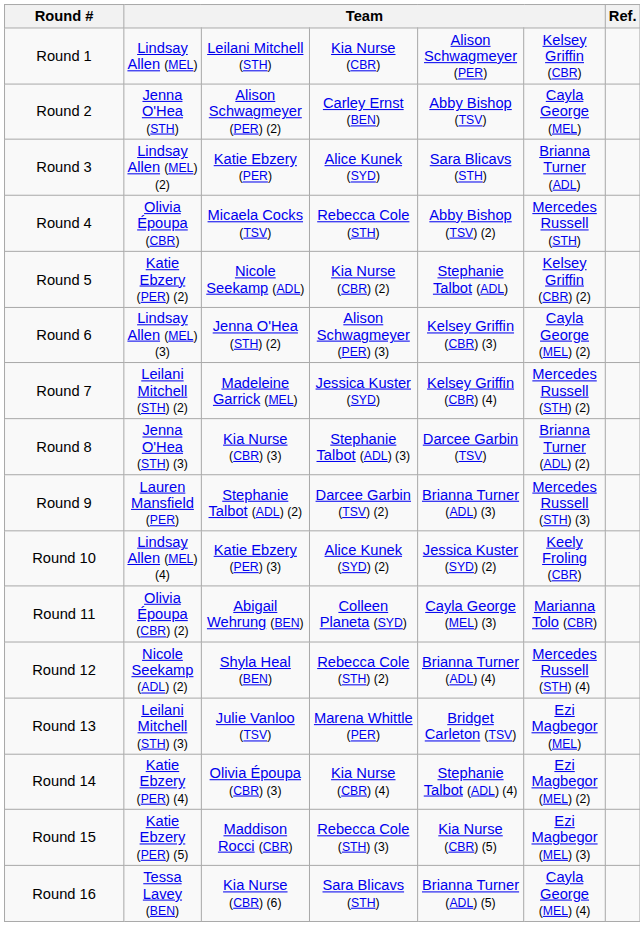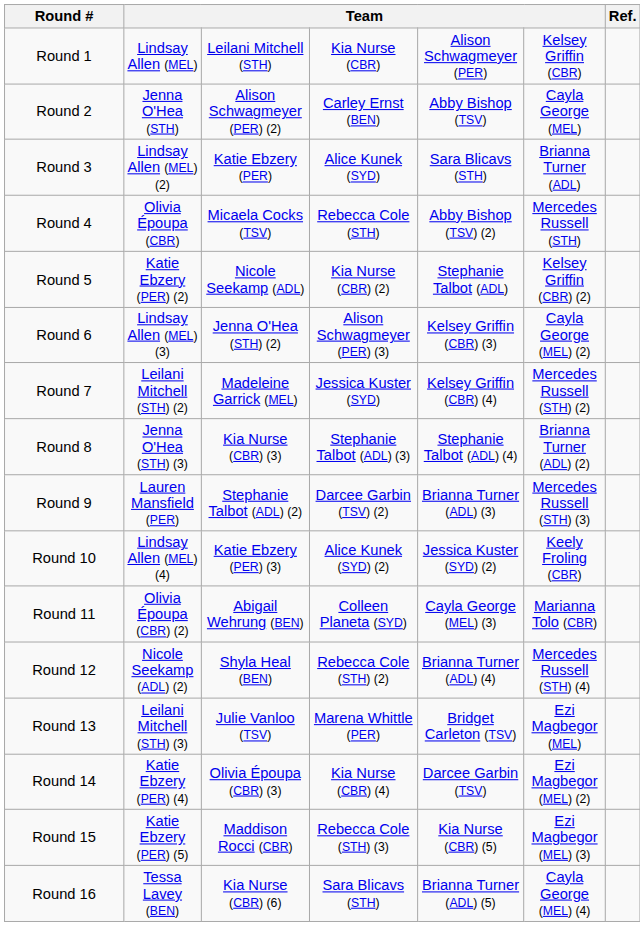(471, 447) Darcee Garbin (TSV) -> (471, 447) Stephanie Talbot (ADL) (4)
(471, 782) Stephanie Talbot (ADL) (4) -> (471, 782) Darcee Garbin (TSV)
